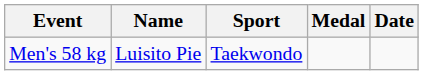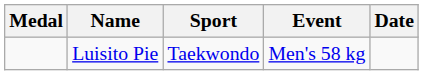columns swapped: (338, 20) <-> (58, 20)
